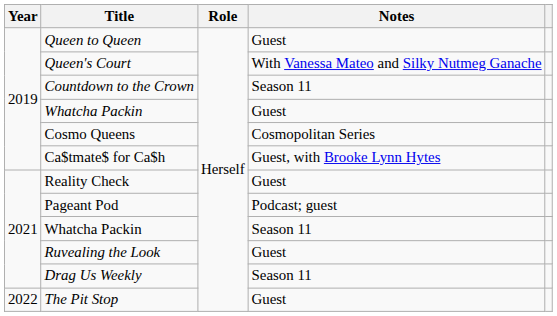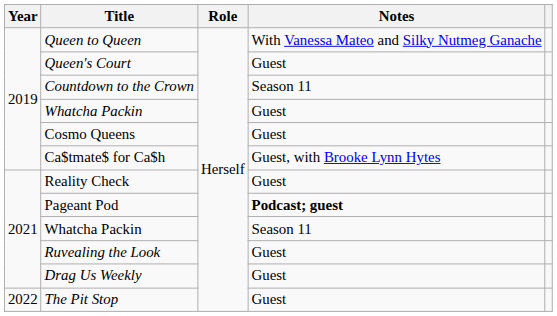(269, 39) Guest -> (397, 39) With Vanessa Mateo and Silky Nutmeg Ganache
(397, 63) With Vanessa Mateo and Silky Nutmeg Ganache -> (269, 63) Guest
(313, 134) Cosmopolitan Series -> (269, 134) Guest
(294, 205) normal -> (297, 205) bold
(282, 275) Season 11 -> (269, 275) Guest
